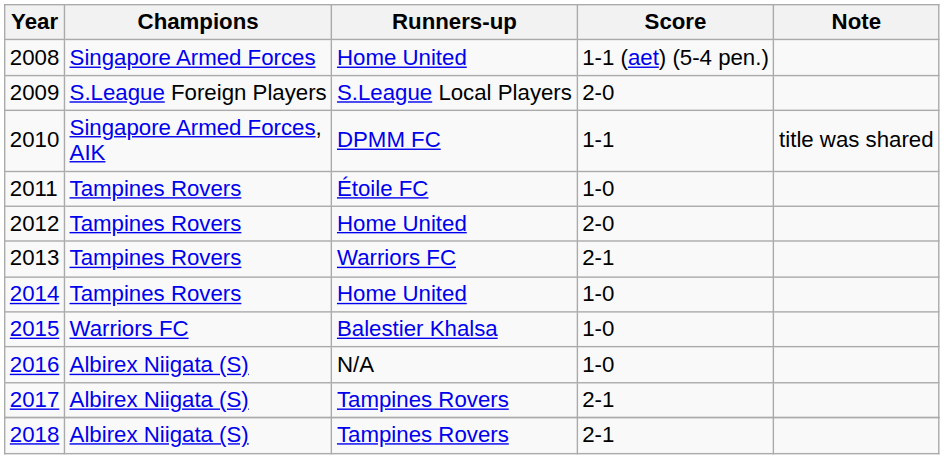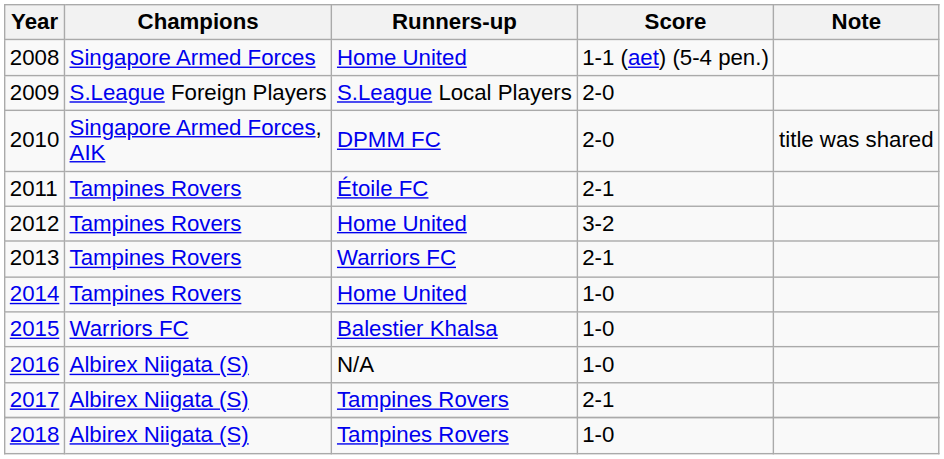(598, 140) 1-1 -> (598, 140) 2-0
(598, 188) 1-0 -> (598, 188) 2-1
(598, 223) 2-0 -> (598, 223) 3-2
(598, 435) 2-1 -> (598, 435) 1-0
